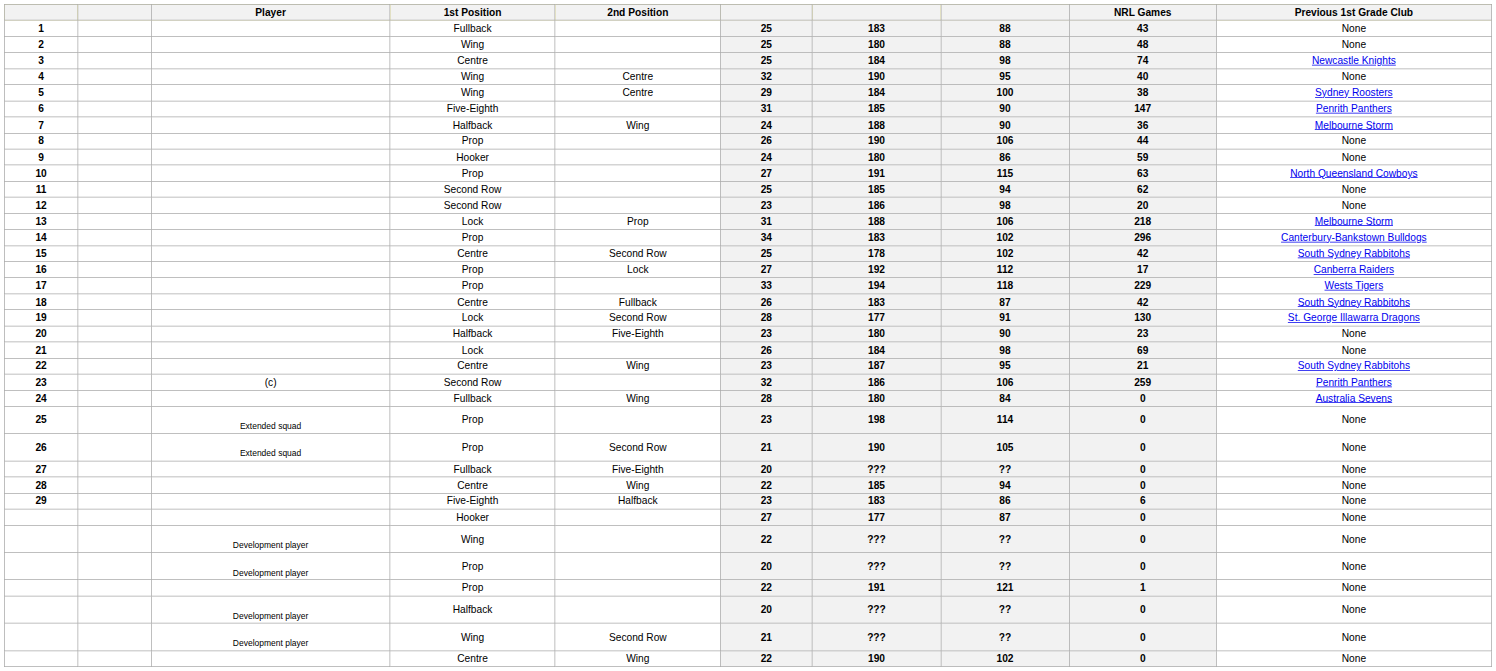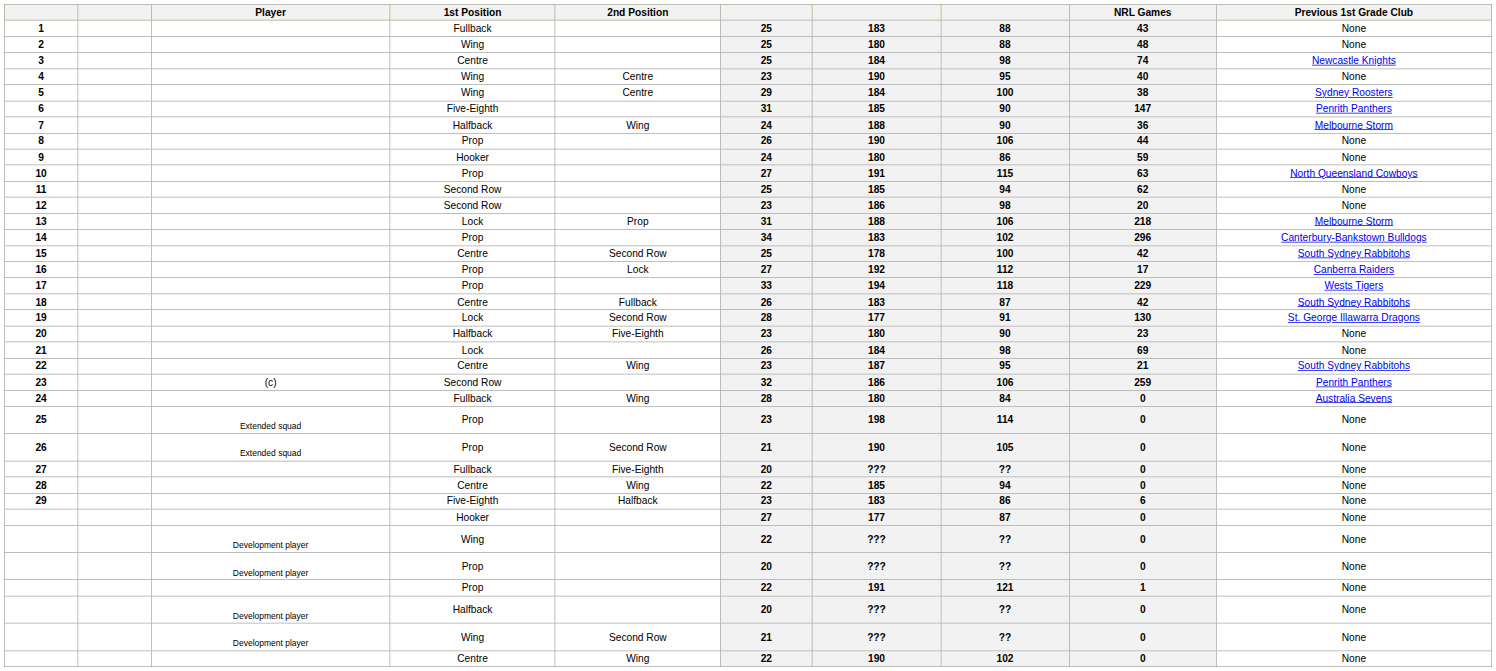(766, 76) 32 -> (766, 76) 23
(1005, 253) 102 -> (1005, 253) 100
